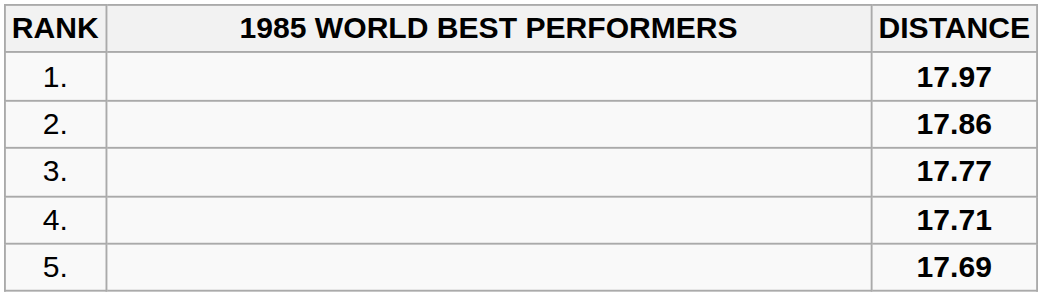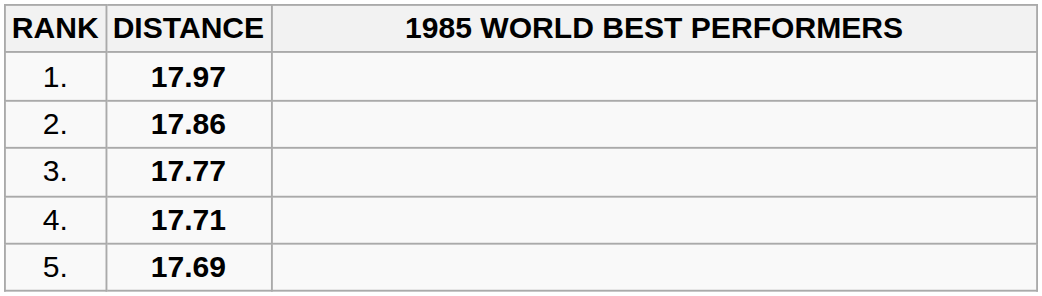columns swapped: (489, 28) <-> (954, 28)
